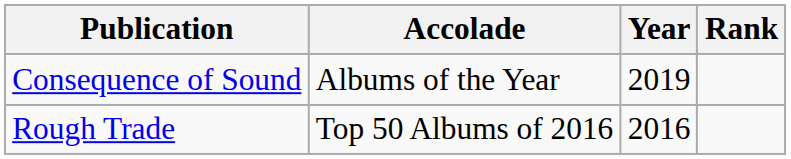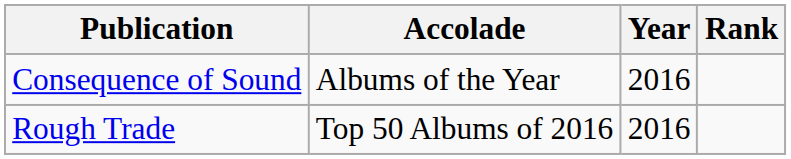(659, 79) 2019 -> (659, 79) 2016
